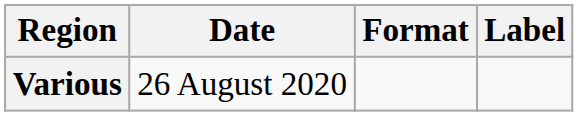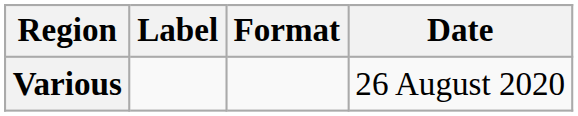columns swapped: (242, 30) <-> (525, 30)
